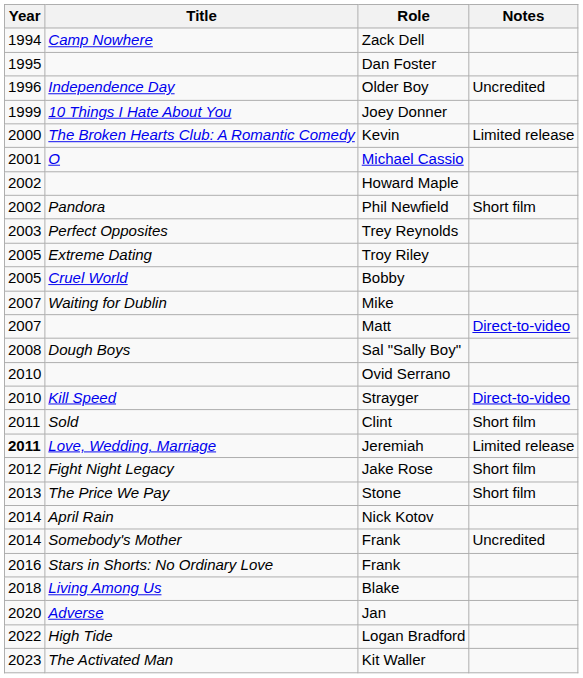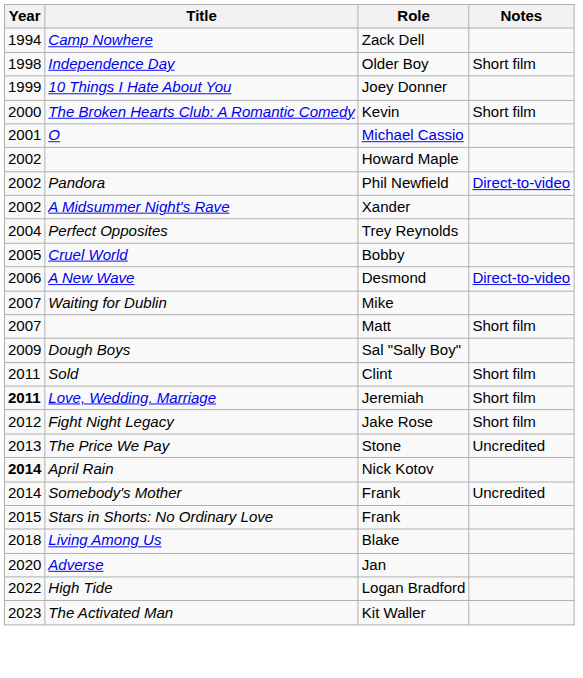- row: (202, 64)
(25, 87) 1996 -> (25, 64) 1998
(509, 87) Uncredited -> (504, 64) Short film
(523, 135) Limited release -> (504, 111) Short film
(504, 207) Short film -> (521, 183) Direct-to-video
+ row: (139, 207)
(25, 231) 2003 -> (25, 231) 2004
- row: (100, 254)
+ row: (91, 278)
(521, 326) Direct-to-video -> (504, 326) Short film
(25, 350) 2008 -> (25, 350) 2009
- row: (202, 374)
- row: (82, 398)
(523, 445) Limited release -> (504, 398) Short film
(504, 493) Short film -> (509, 445) Uncredited
(25, 517) normal -> (25, 469) bold
(25, 565) 2016 -> (25, 517) 2015
